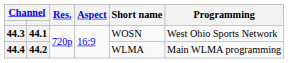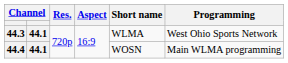(127, 33) WOSN -> (128, 33) WLMA
(38, 49) 44.2 -> (38, 49) 44.1
(128, 49) WLMA -> (127, 49) WOSN
